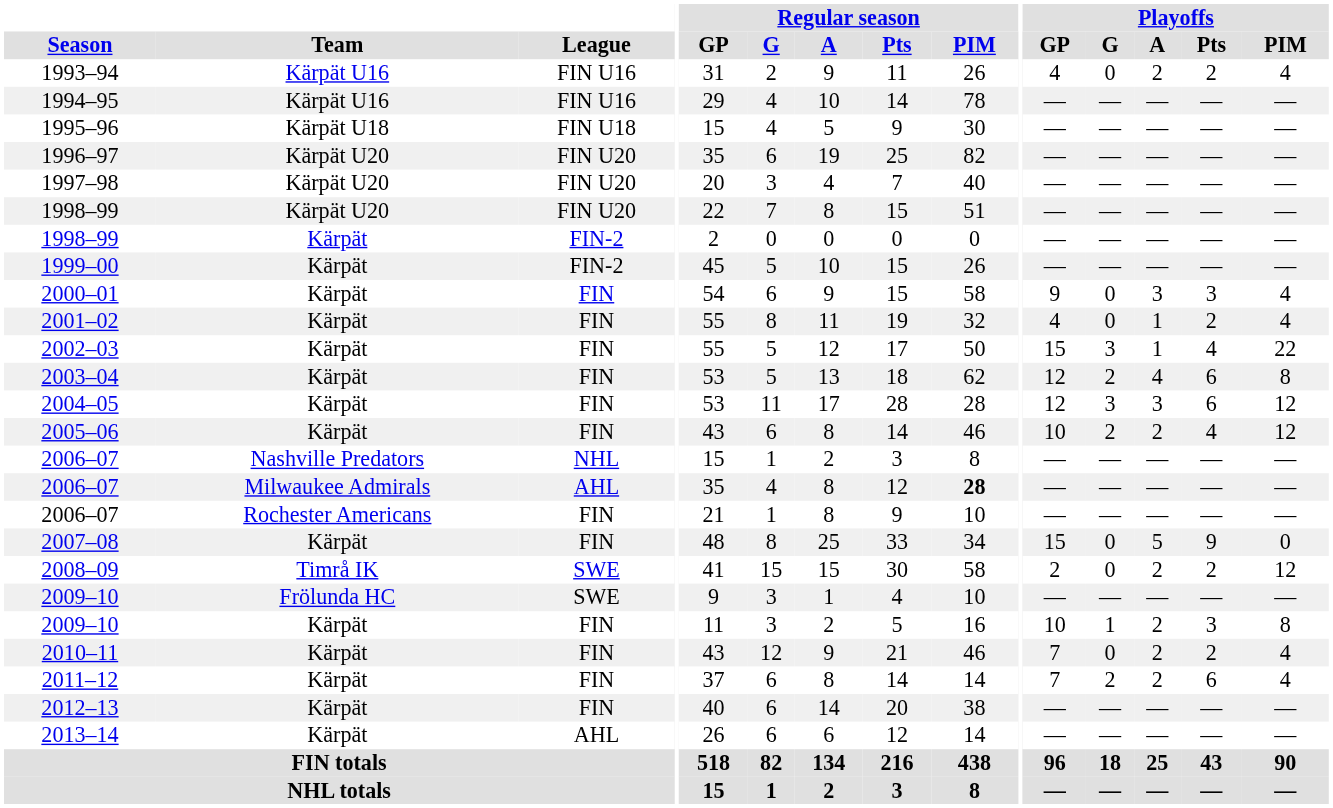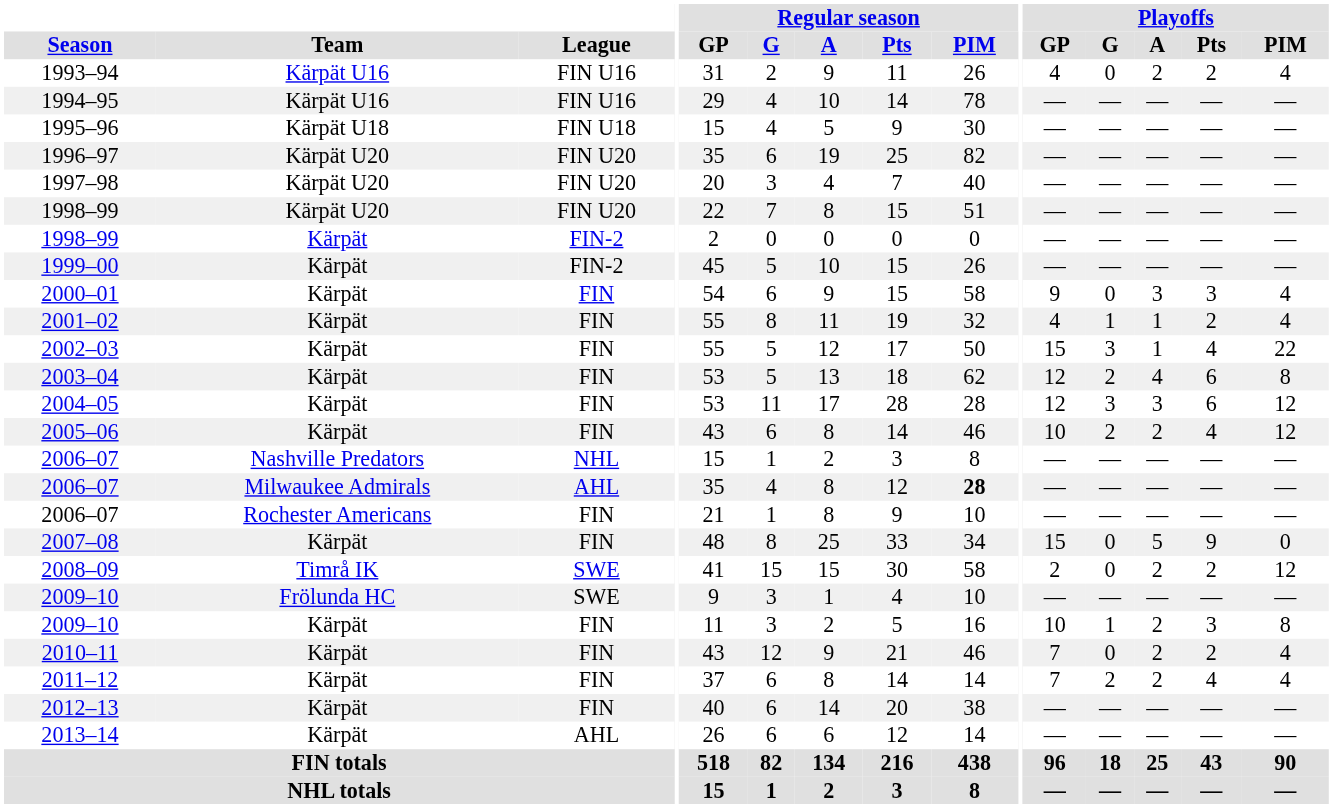(1110, 321) 0 -> (1110, 321) 1
(1211, 680) 6 -> (1211, 680) 4
